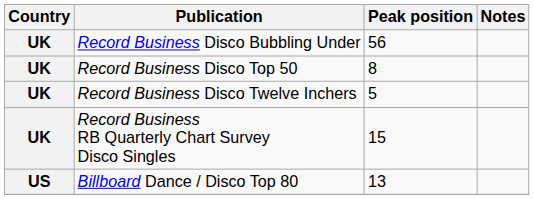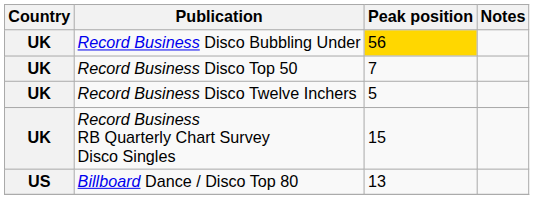(377, 42) no background -> (377, 42) gold background
(373, 68) 8 -> (373, 68) 7
